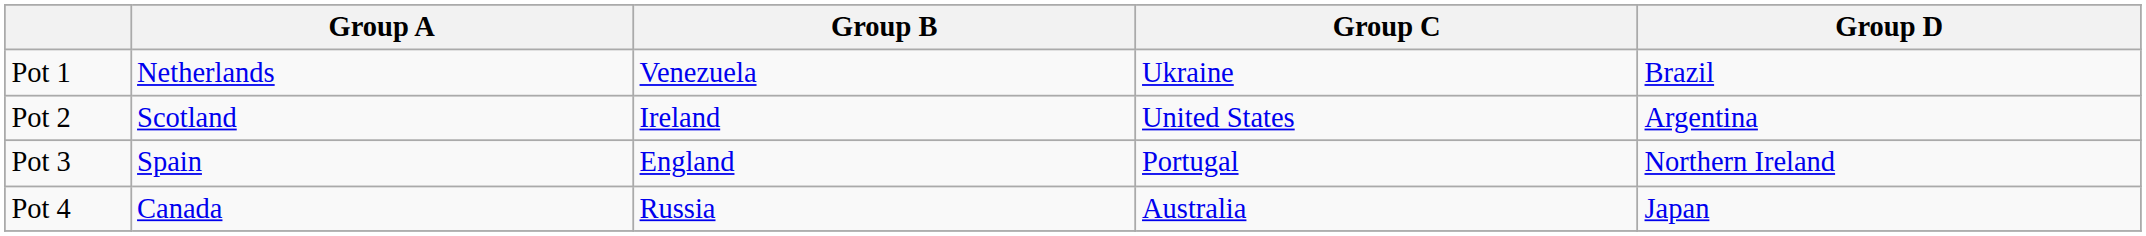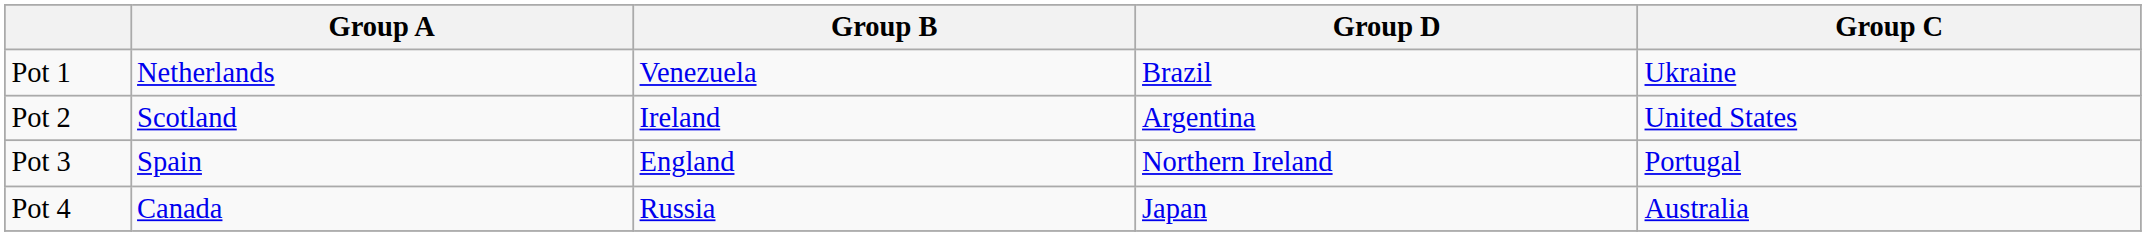columns swapped: (1387, 27) <-> (1889, 27)
